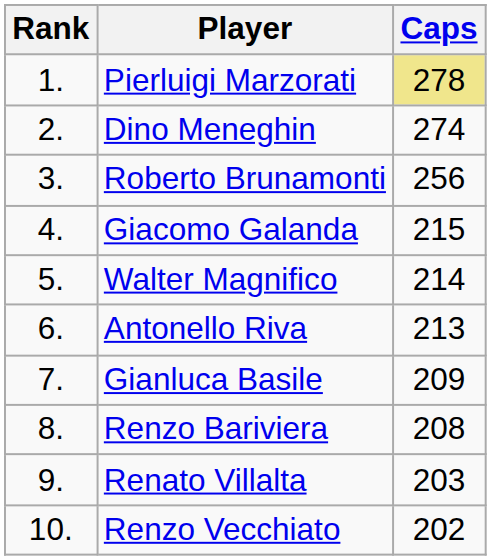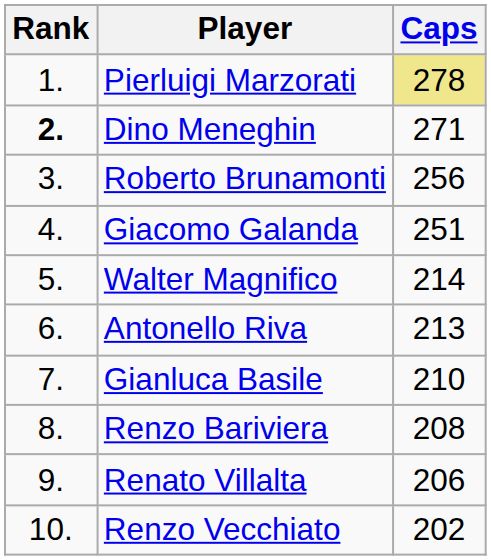(51, 129) normal -> (51, 129) bold
(439, 129) 274 -> (439, 129) 271
(439, 229) 215 -> (439, 229) 251
(439, 379) 209 -> (439, 379) 210
(439, 479) 203 -> (439, 479) 206
